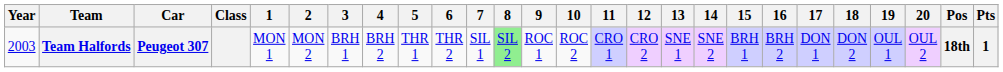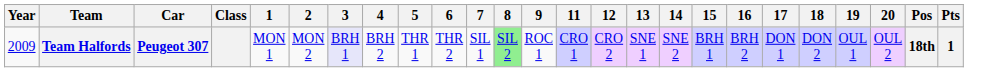- column: (574, 15)
(22, 46) 2003 -> (22, 46) 2009
(345, 46) no background -> (345, 46) lavender background
